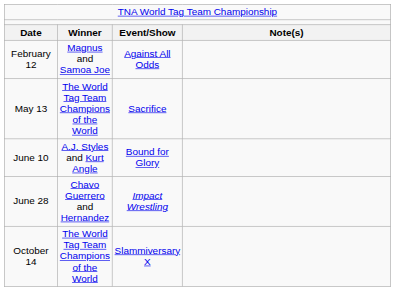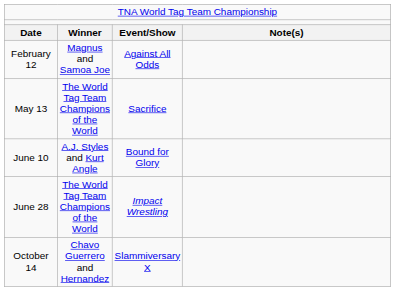(85, 201) Chavo Guerrero and Hernandez -> (85, 207) The World Tag Team Champions of the World
(85, 256) The World Tag Team Champions of the World -> (85, 261) Chavo Guerrero and Hernandez
